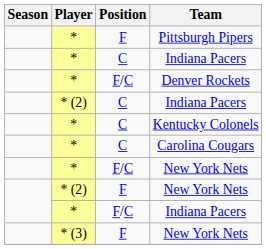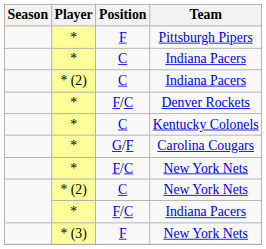rows swapped: (74, 80) <-> (74, 102)
(123, 146) C -> (123, 146) G/F
(123, 189) F -> (123, 189) C
